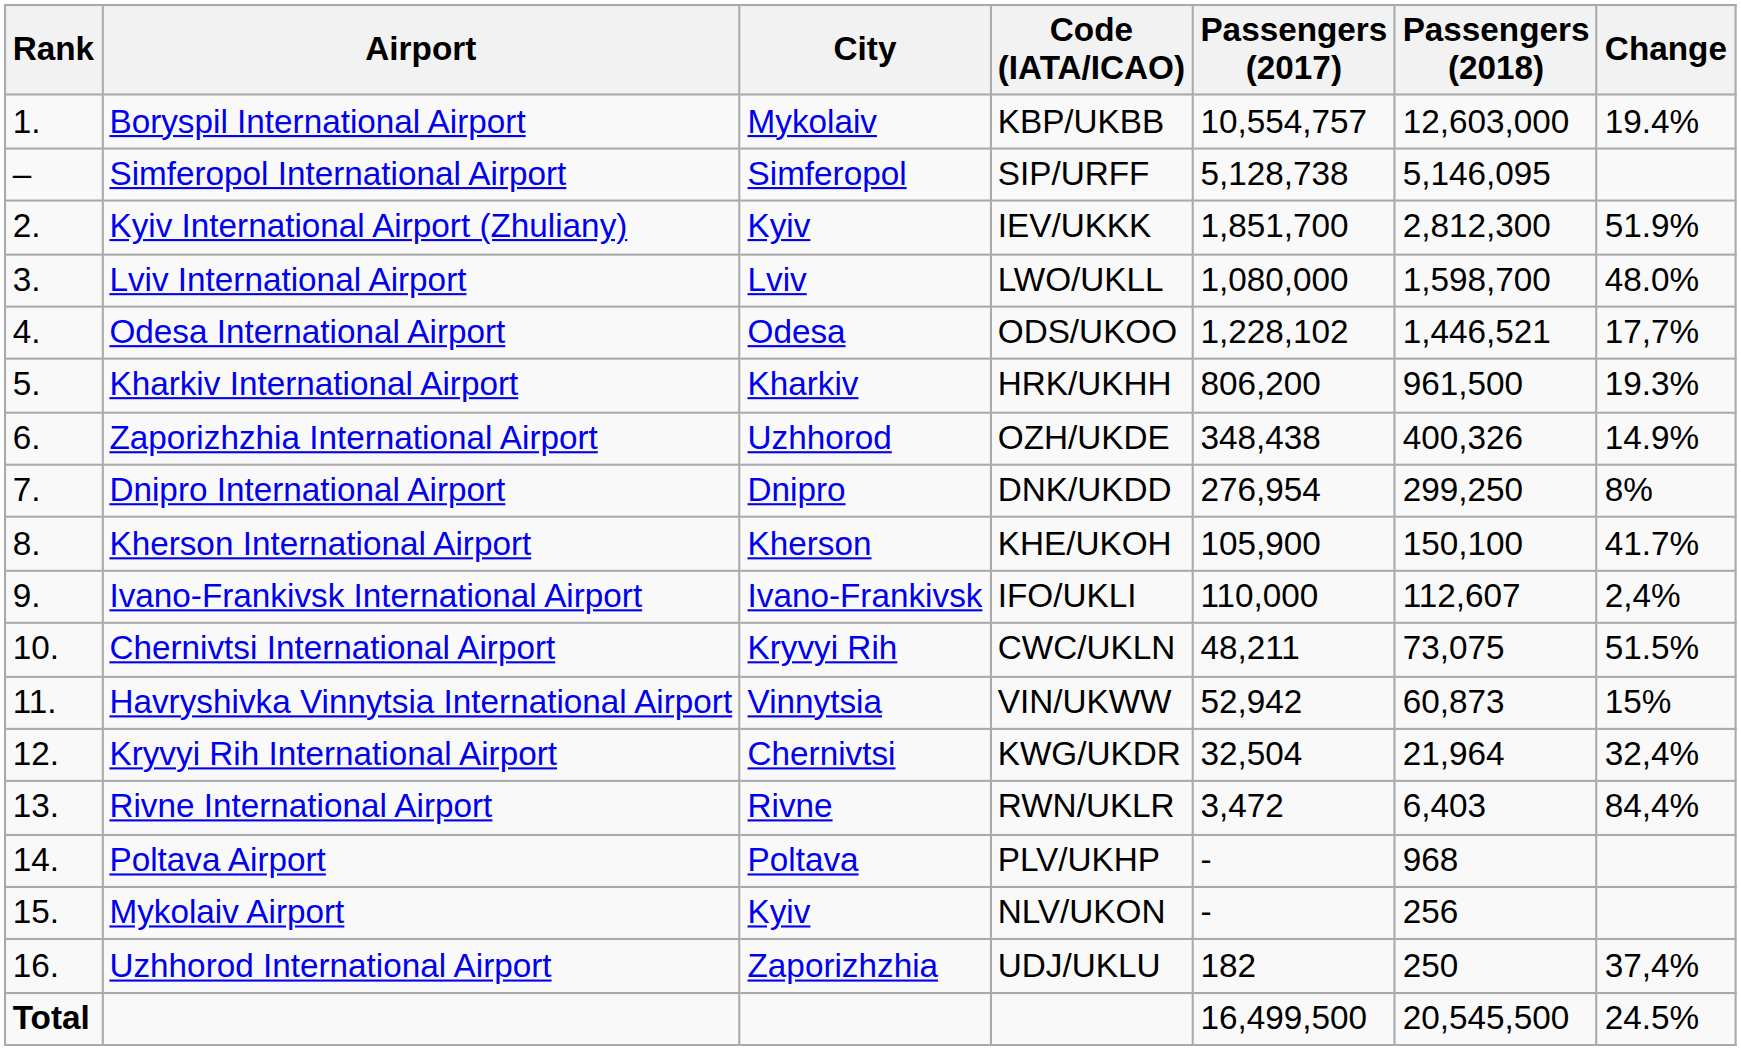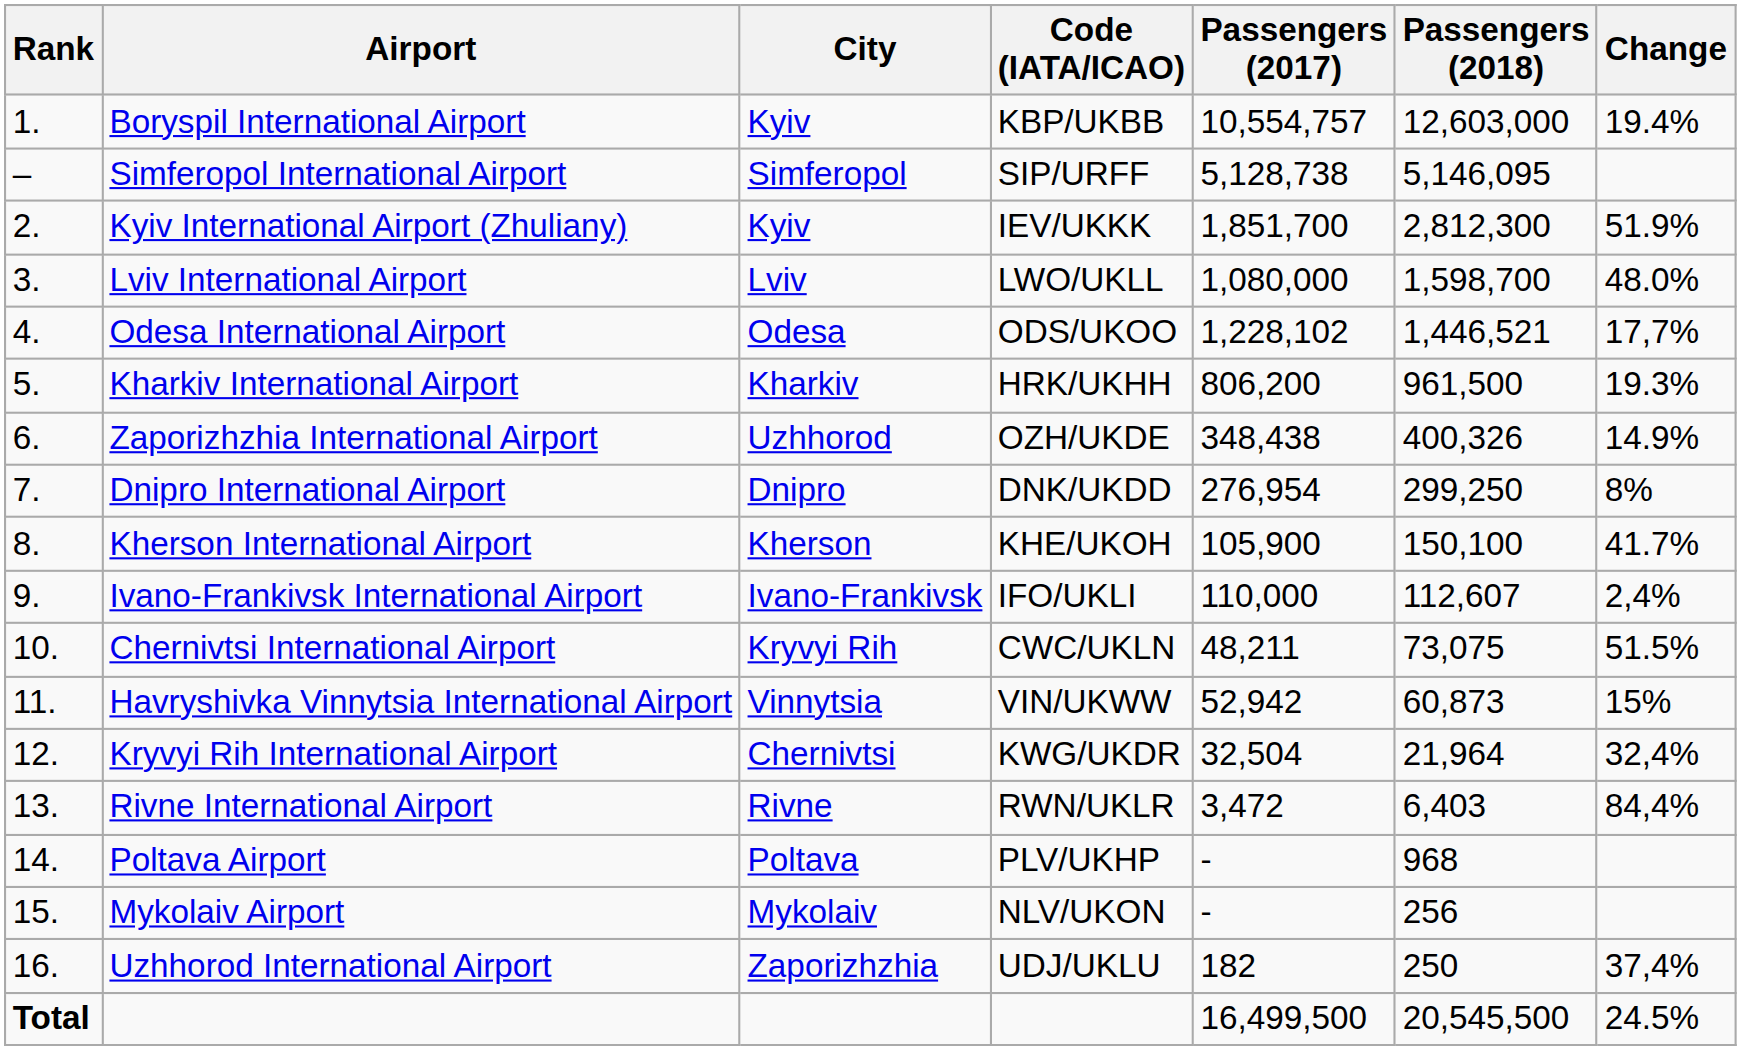(812, 121) Mykolaiv -> (779, 121) Kyiv
(779, 912) Kyiv -> (812, 912) Mykolaiv
